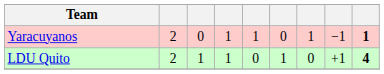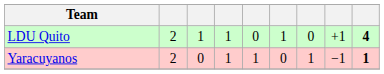rows swapped: (39, 58) <-> (42, 36)
